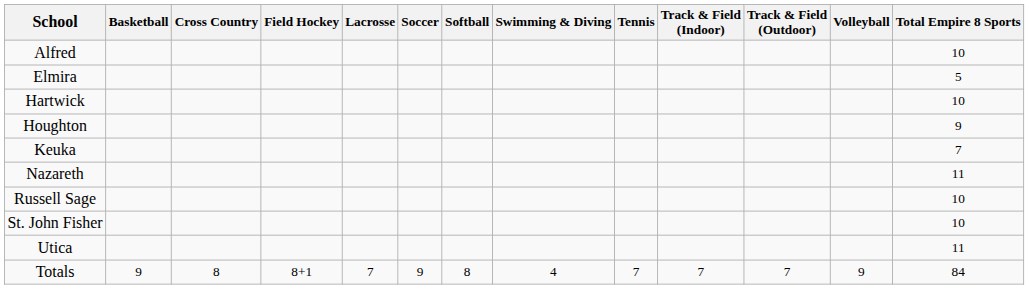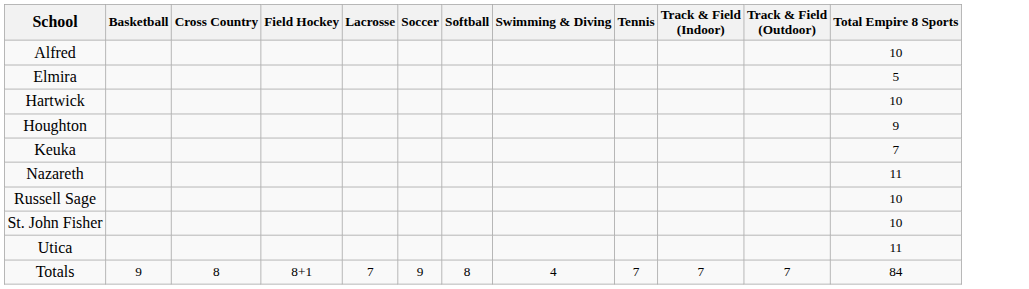- column: (861, 22)
